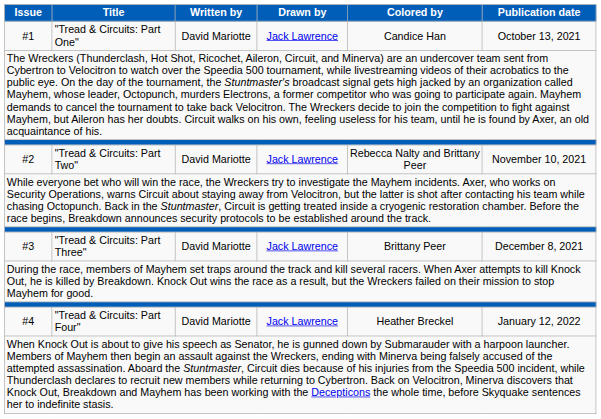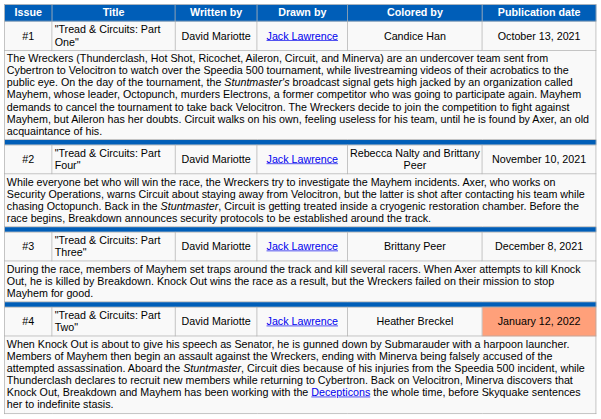(108, 159) "Tread & Circuits: Part Two" -> (108, 159) "Tread & Circuits: Part Four"
(108, 321) "Tread & Circuits: Part Four" -> (108, 321) "Tread & Circuits: Part Two"
(539, 321) no background -> (539, 321) lightsalmon background
